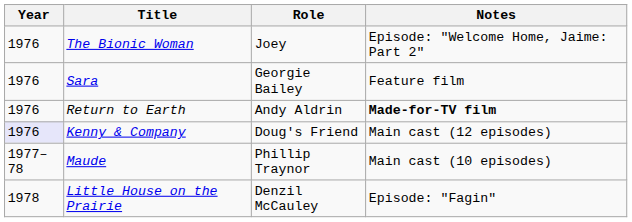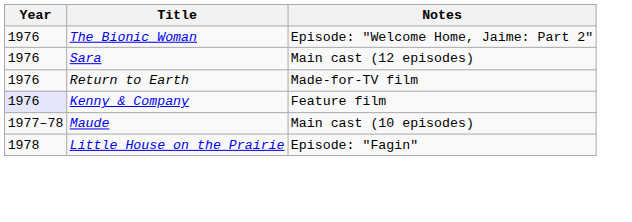- column: (309, 15)
(417, 81) Feature film -> (382, 59) Main cast (12 episodes)
(432, 111) bold -> (355, 80) normal
(460, 132) Main cast (12 episodes) -> (339, 102) Feature film
